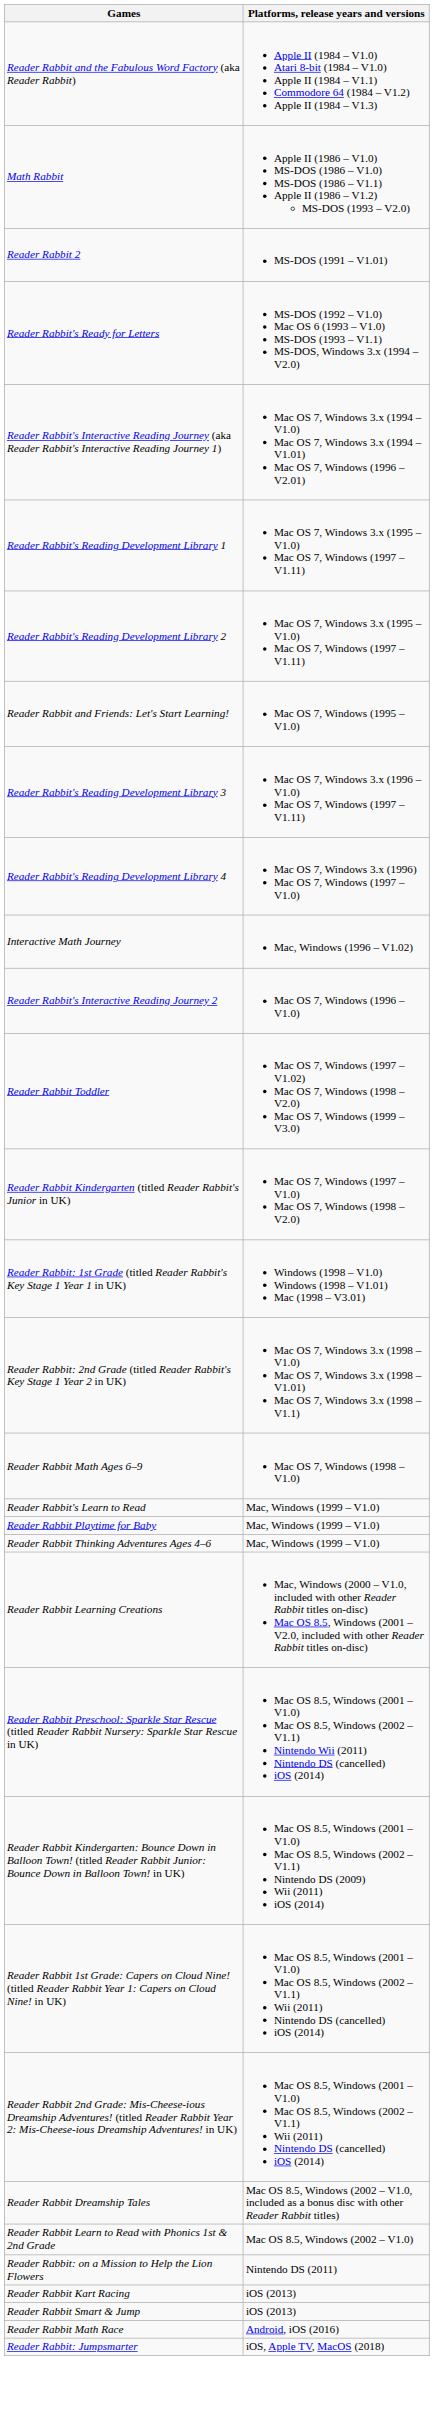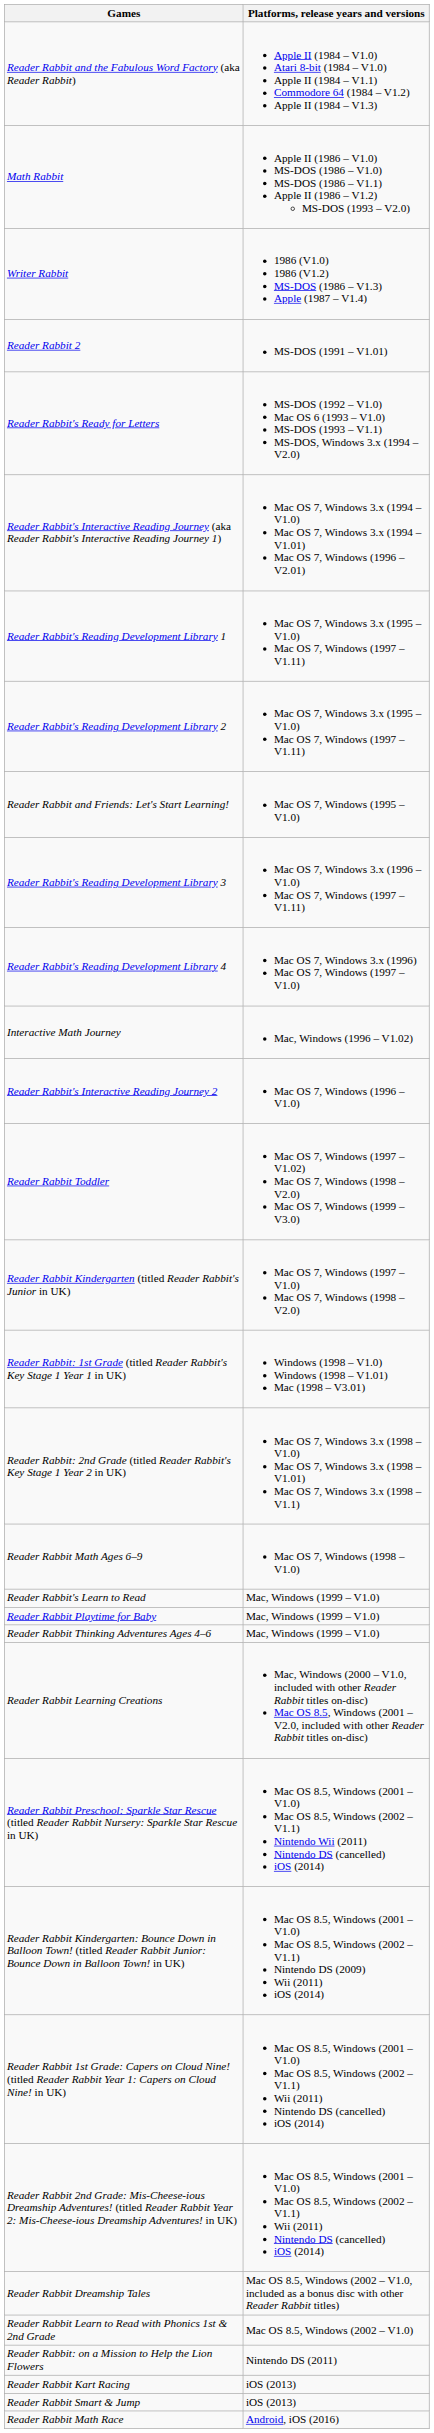+ row: (38, 273)
- row: (72, 2347)
